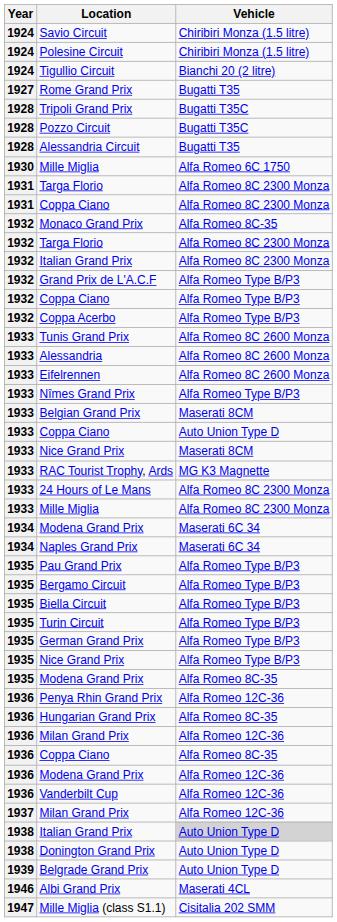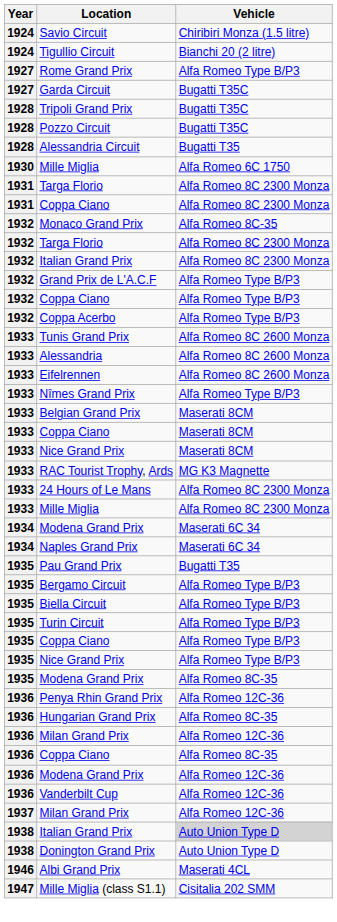- row: (21, 52)
(209, 90) Bugatti T35 -> (239, 71) Alfa Romeo Type B/P3
+ row: (21, 90)
(229, 432) Auto Union Type D -> (216, 432) Maserati 8CM
(239, 565) Alfa Romeo Type B/P3 -> (209, 565) Bugatti T35
- row: (21, 641)
+ row: (21, 641)
- row: (21, 870)
